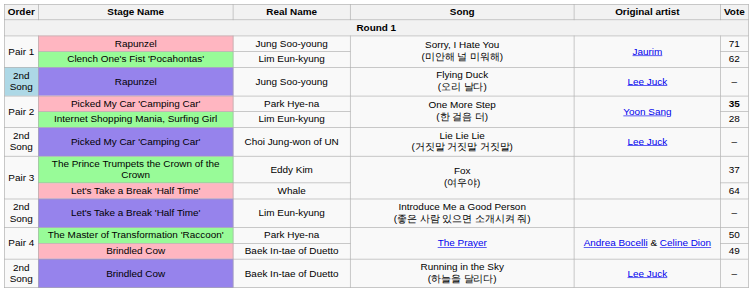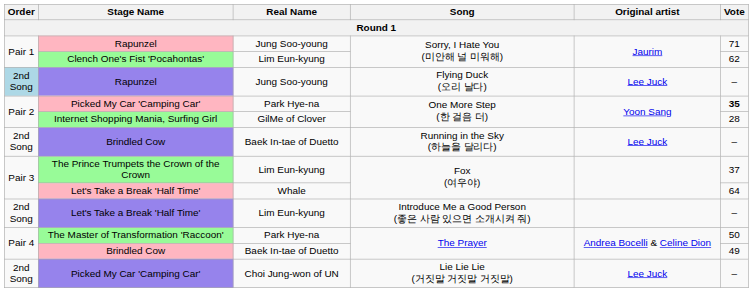(292, 119) Lim Eun-kyung -> (292, 119) GilMe of Clover
rows swapped: (136, 142) <-> (136, 273)
(292, 169) Eddy Kim -> (292, 169) Lim Eun-kyung
